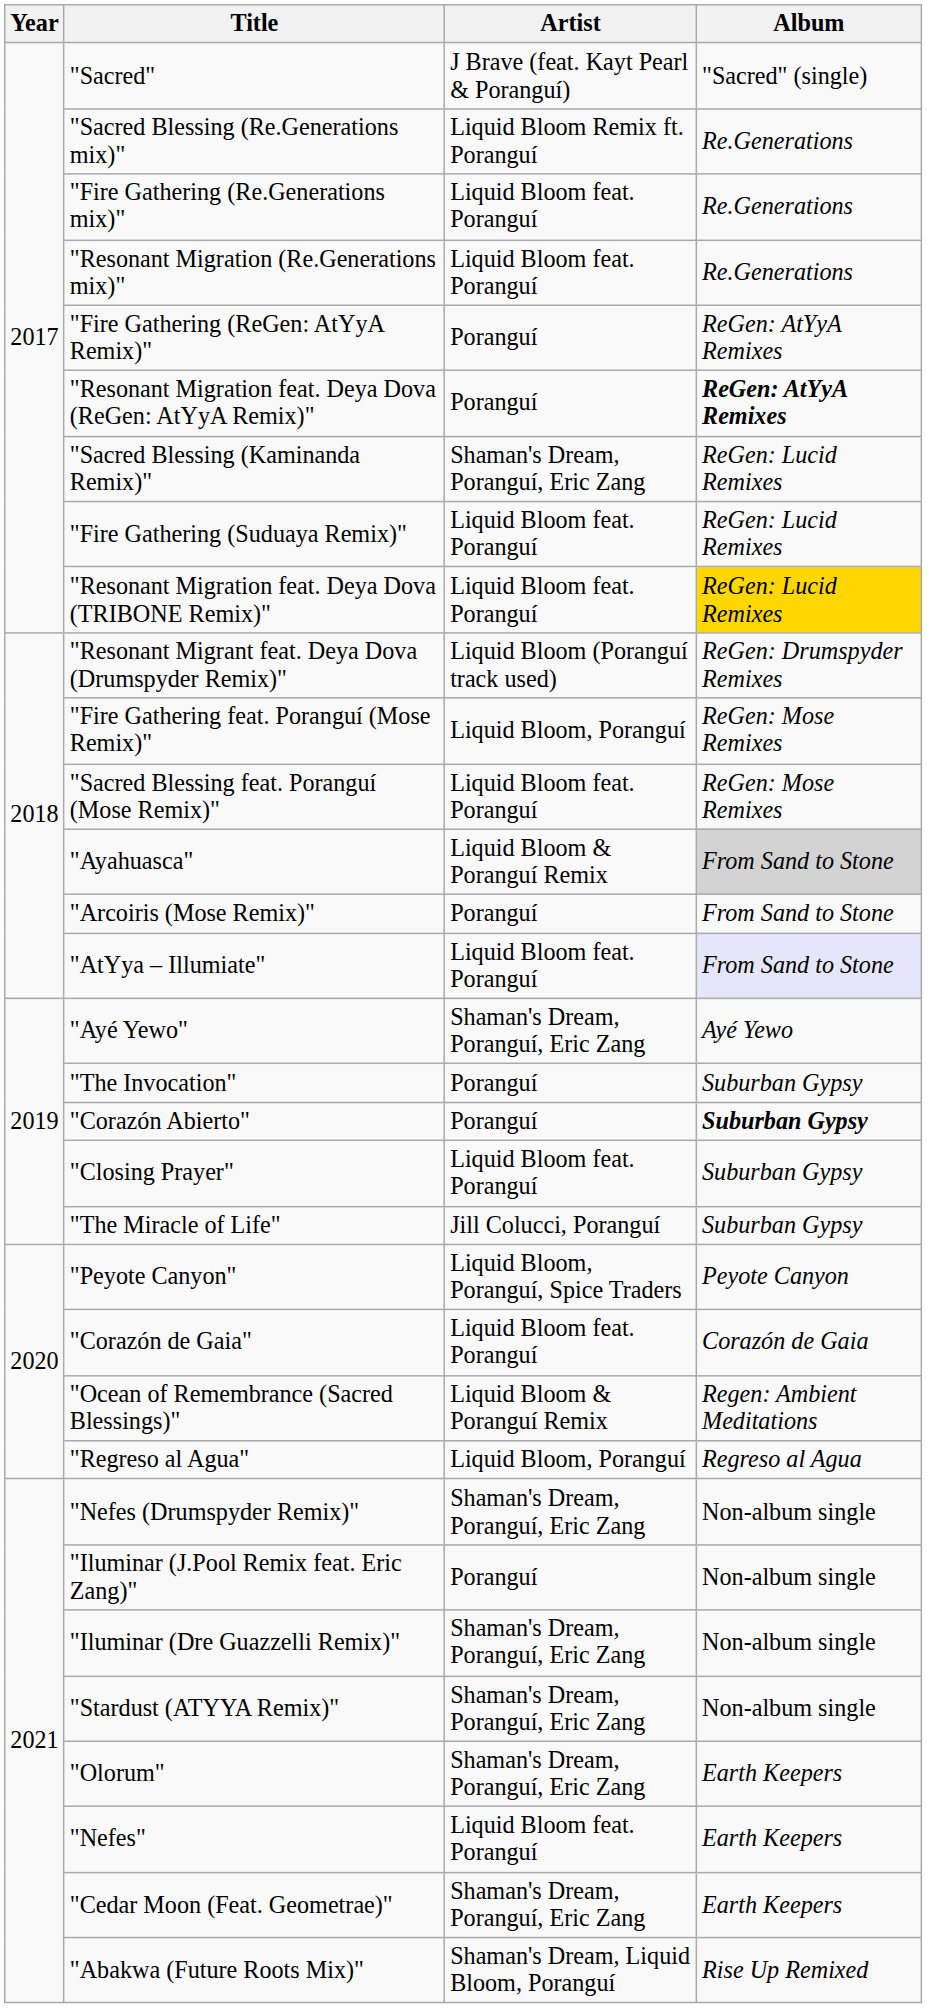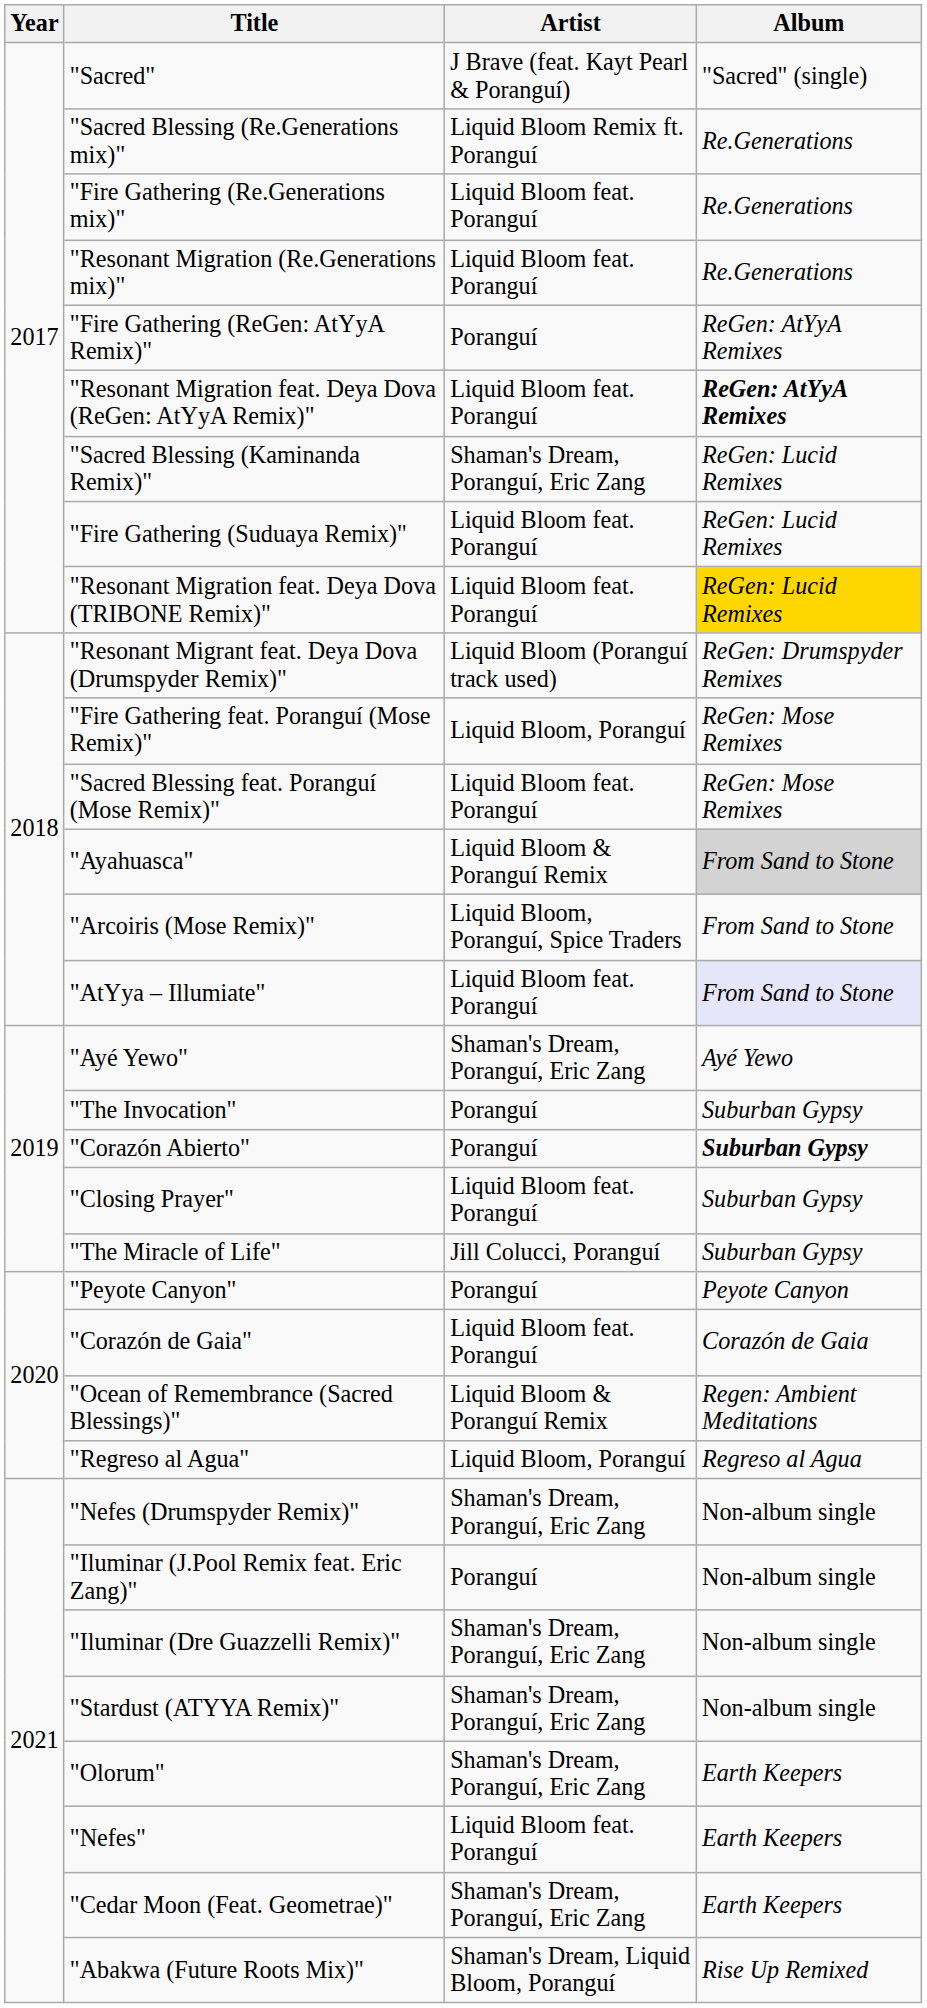(494, 403) Poranguí -> (542, 403) Liquid Bloom feat. Poranguí
(494, 913) Poranguí -> (566, 927) Liquid Bloom, Poranguí, Spice Traders
(566, 1276) Liquid Bloom, Poranguí, Spice Traders -> (494, 1290) Poranguí
